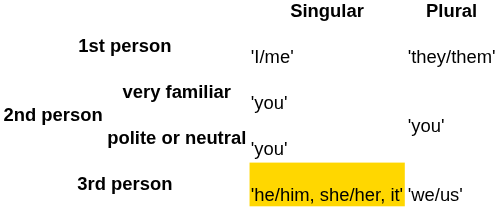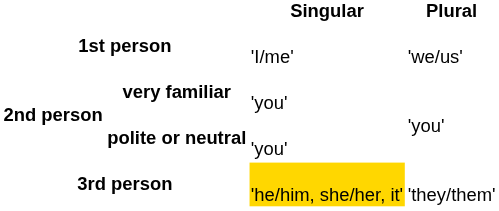(452, 56) 'they/them' -> (435, 56) 'we/us'
(435, 194) 'we/us' -> (452, 194) 'they/them'
